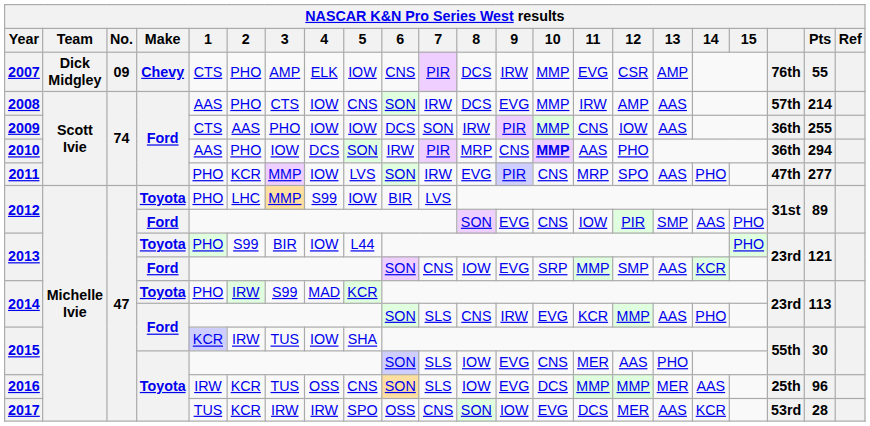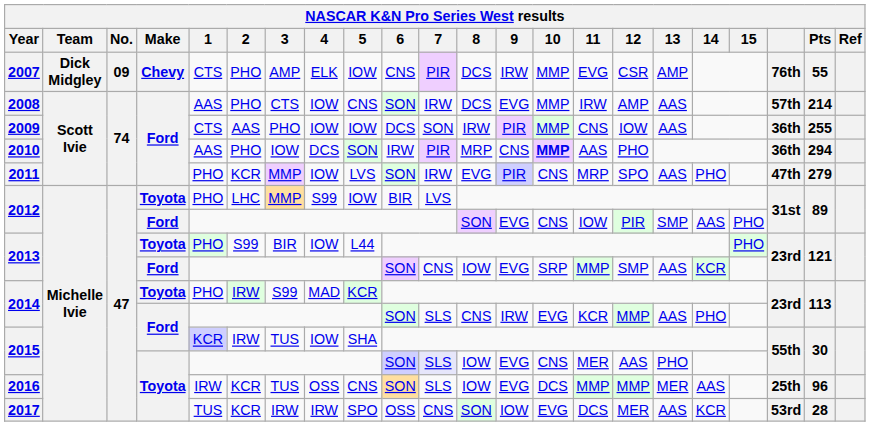(820, 174) 277 -> (820, 174) 279
(438, 363) no background -> (438, 363) lavender background
